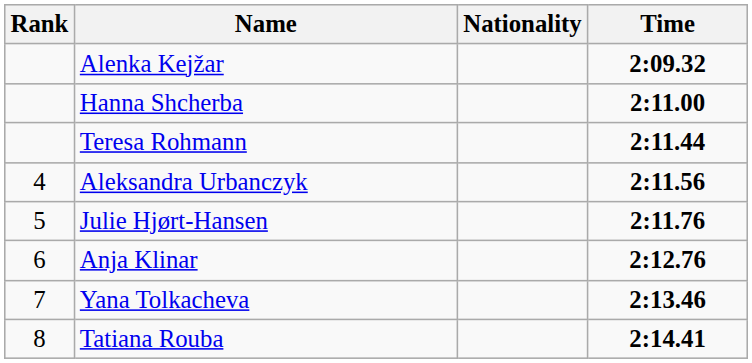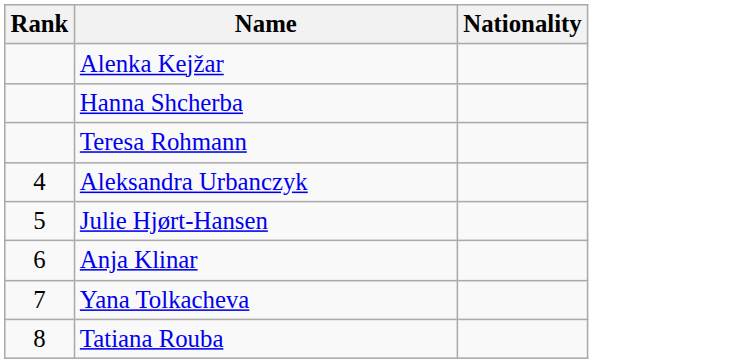- column: (668, 24)
